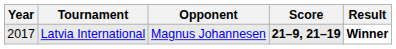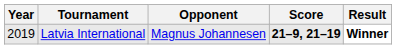(21, 34) 2017 -> (21, 34) 2019
